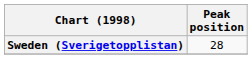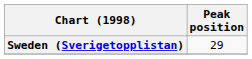(217, 45) 28 -> (217, 45) 29
